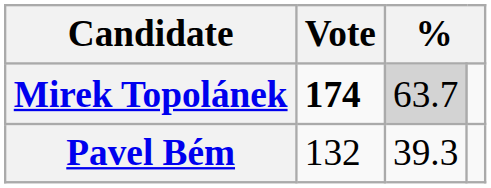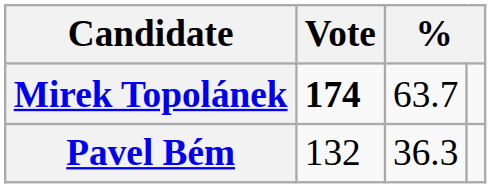(426, 93) lightgrey background -> (426, 93) no background
(426, 152) 39.3 -> (426, 152) 36.3
